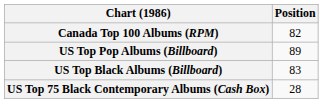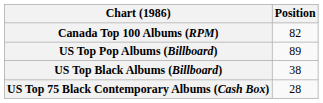(295, 70) 83 -> (295, 70) 38
